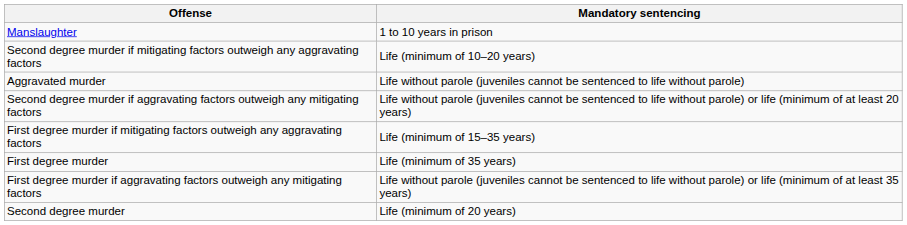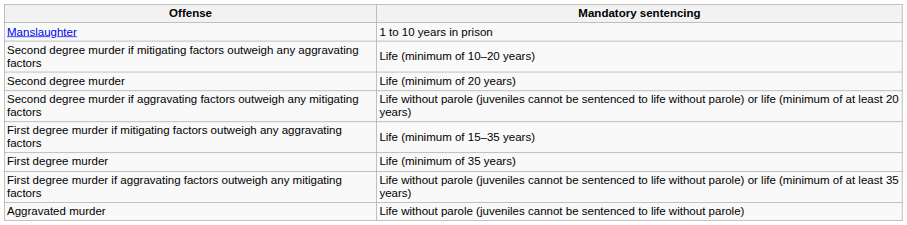rows swapped: (66, 211) <-> (56, 81)
